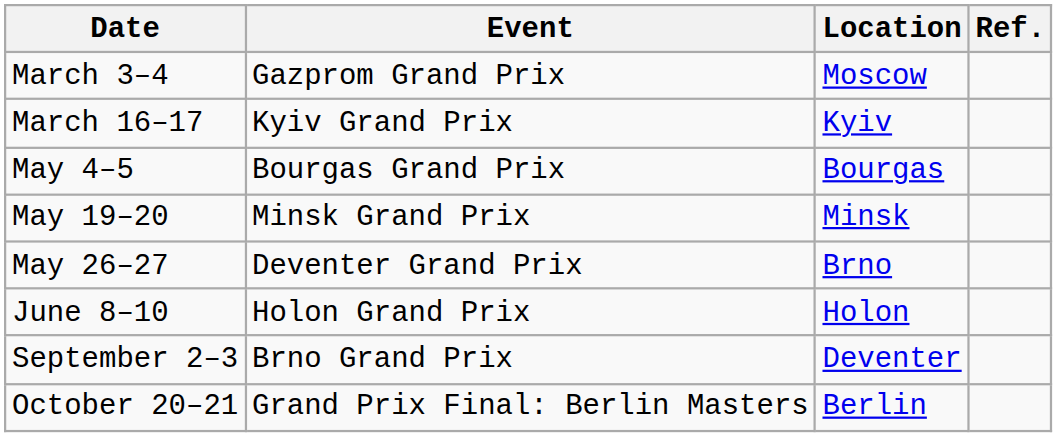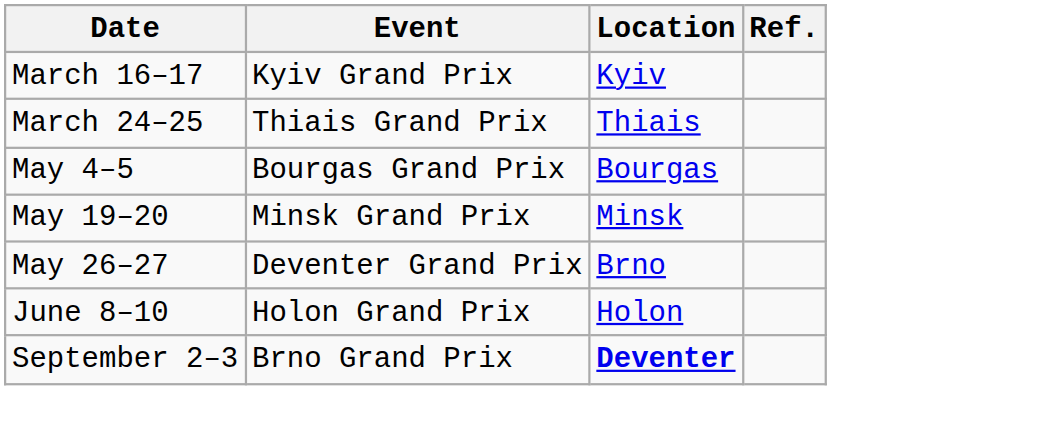- row: (90, 76)
+ row: (108, 123)
(892, 359) normal -> (666, 359) bold
- row: (125, 407)
